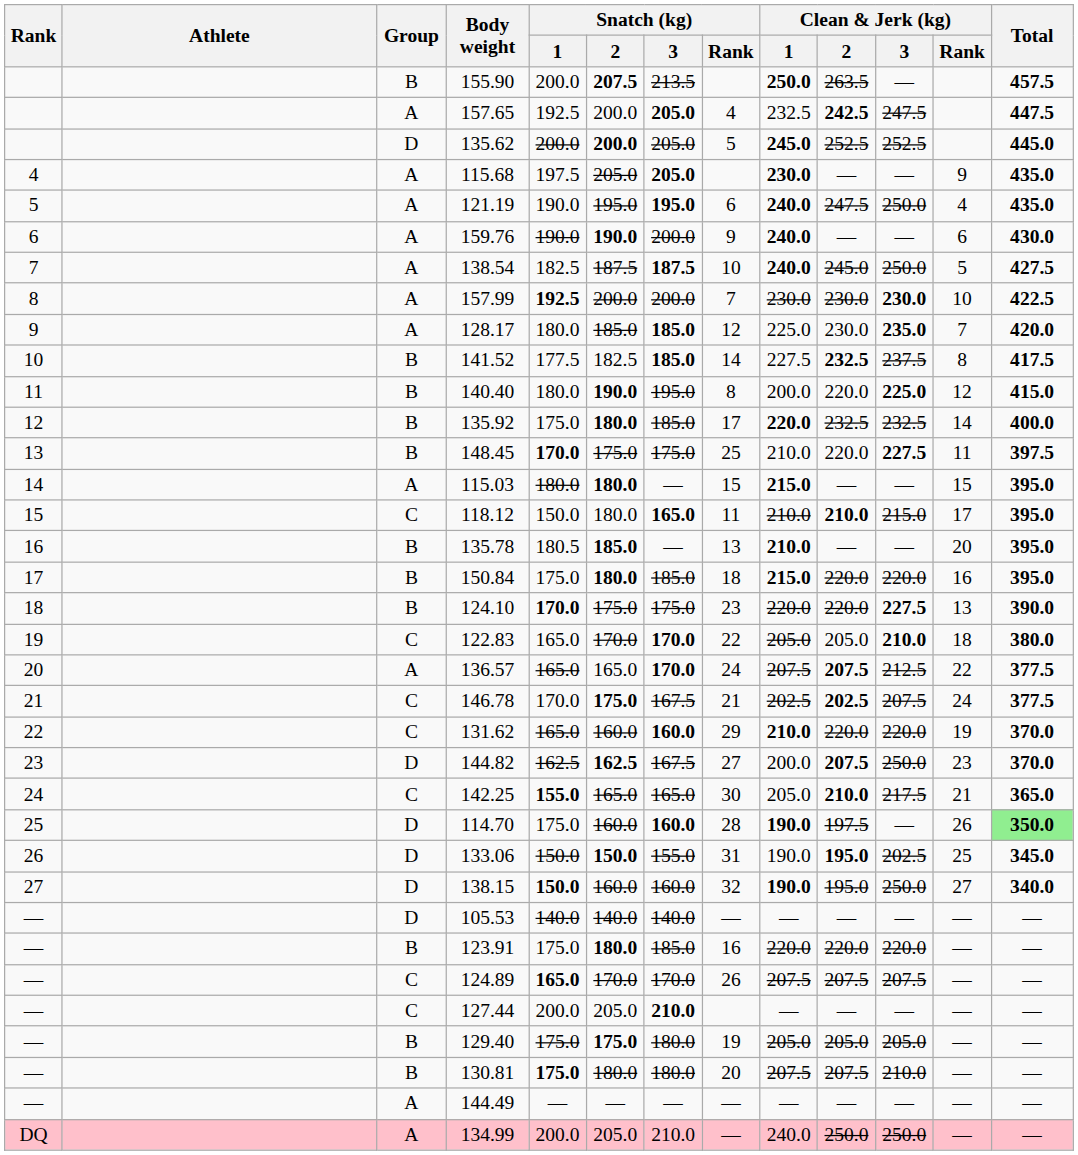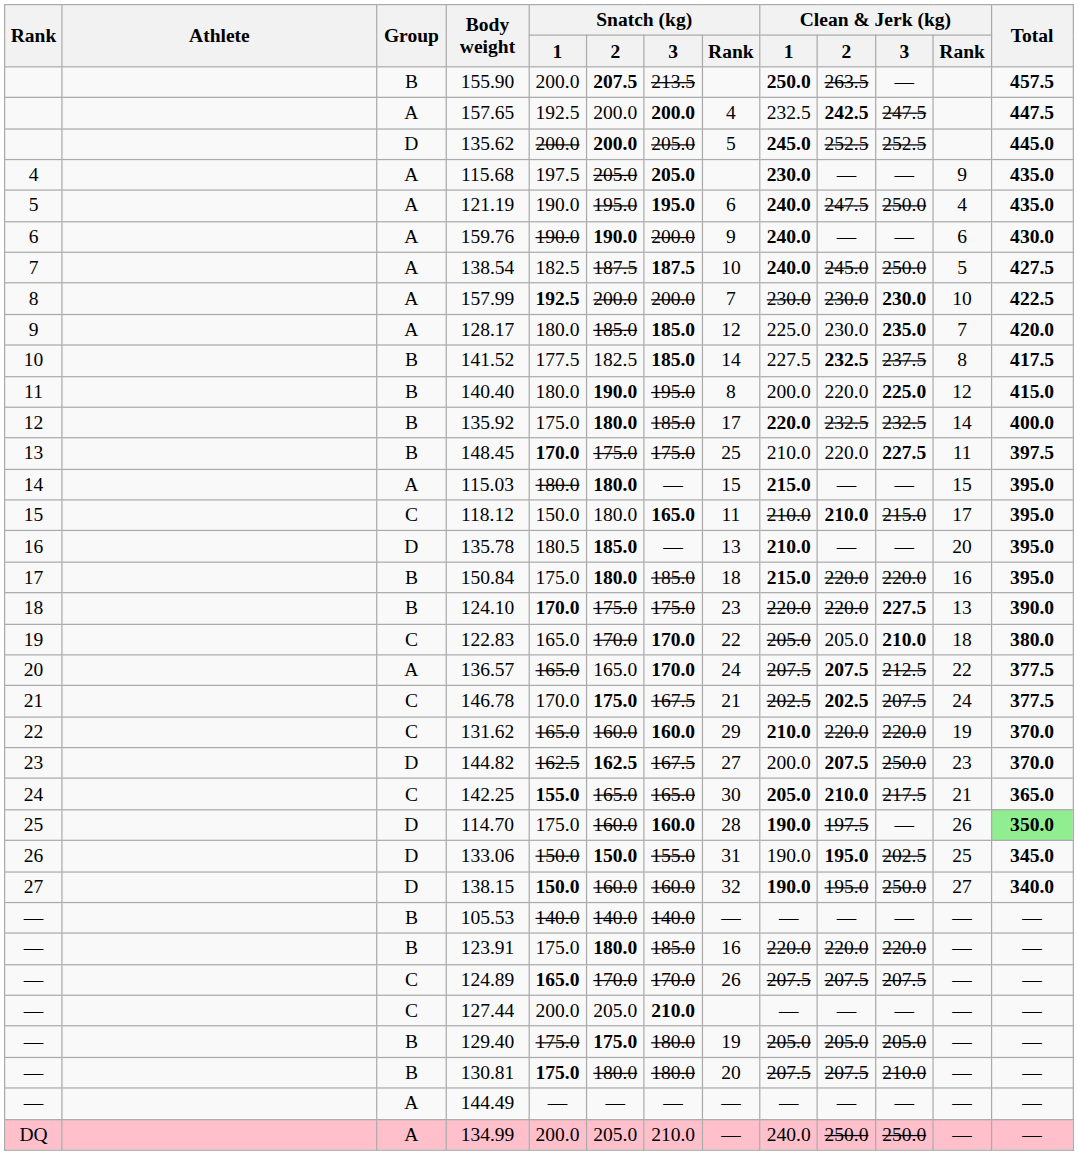(673, 112) 205.0 -> (673, 112) 200.0
(411, 546) B -> (411, 546) D
(789, 793) normal -> (789, 793) bold
(411, 917) D -> (411, 917) B
